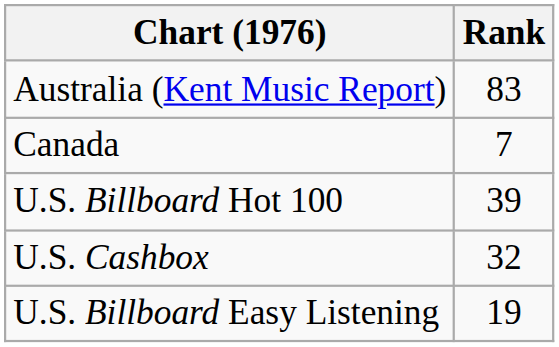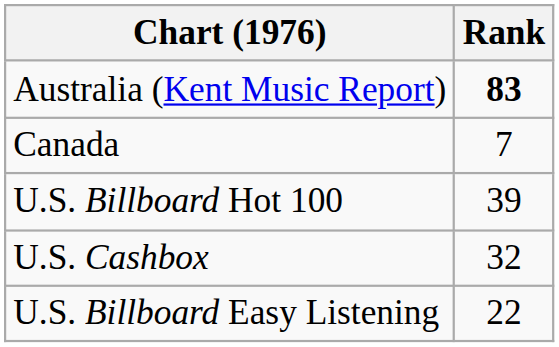(504, 88) normal -> (504, 88) bold
(504, 312) 19 -> (504, 312) 22
